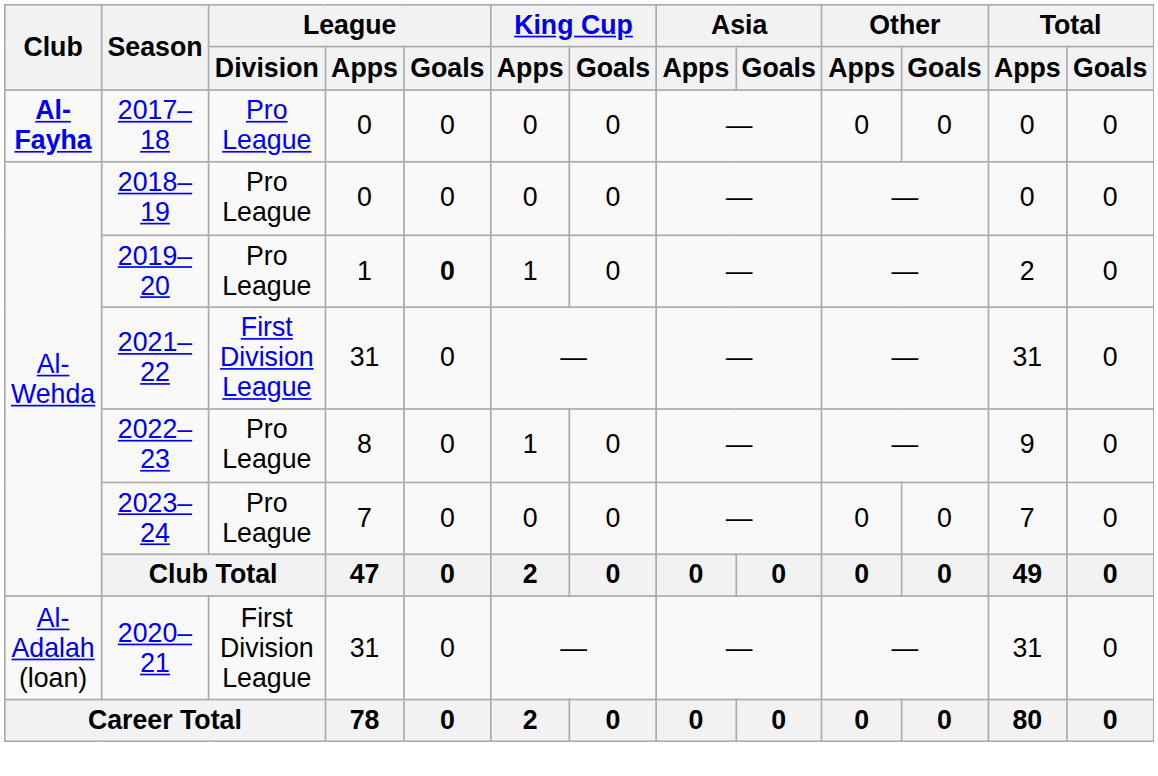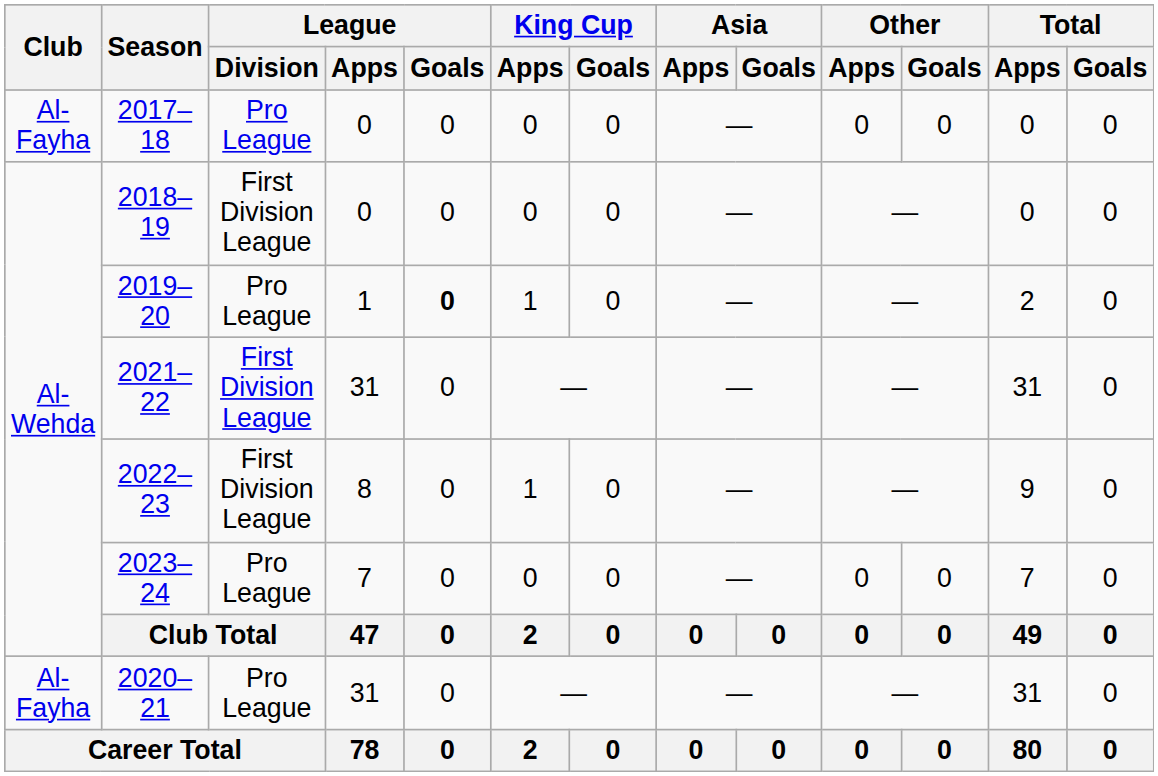(53, 125) bold -> (53, 125) normal
(267, 197) Pro League -> (267, 212) First Division League
(267, 445) Pro League -> (267, 490) First Division League
(53, 647) Al-Adalah (loan) -> (53, 692) Al-Fayha
(267, 647) First Division League -> (267, 692) Pro League
